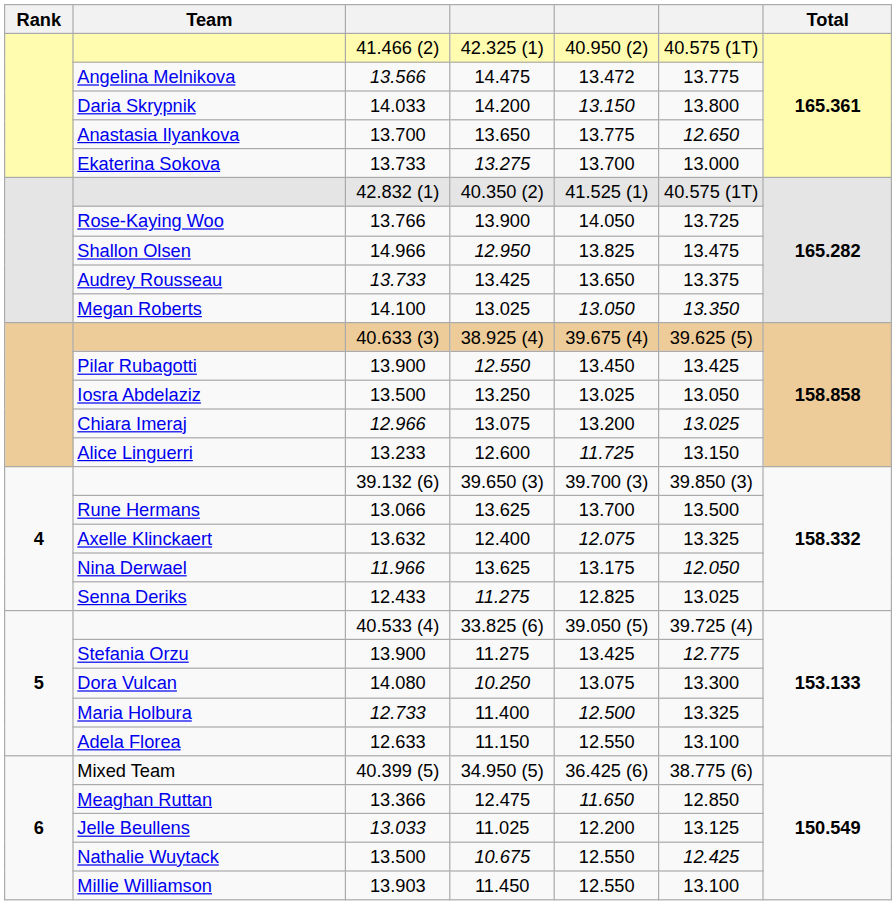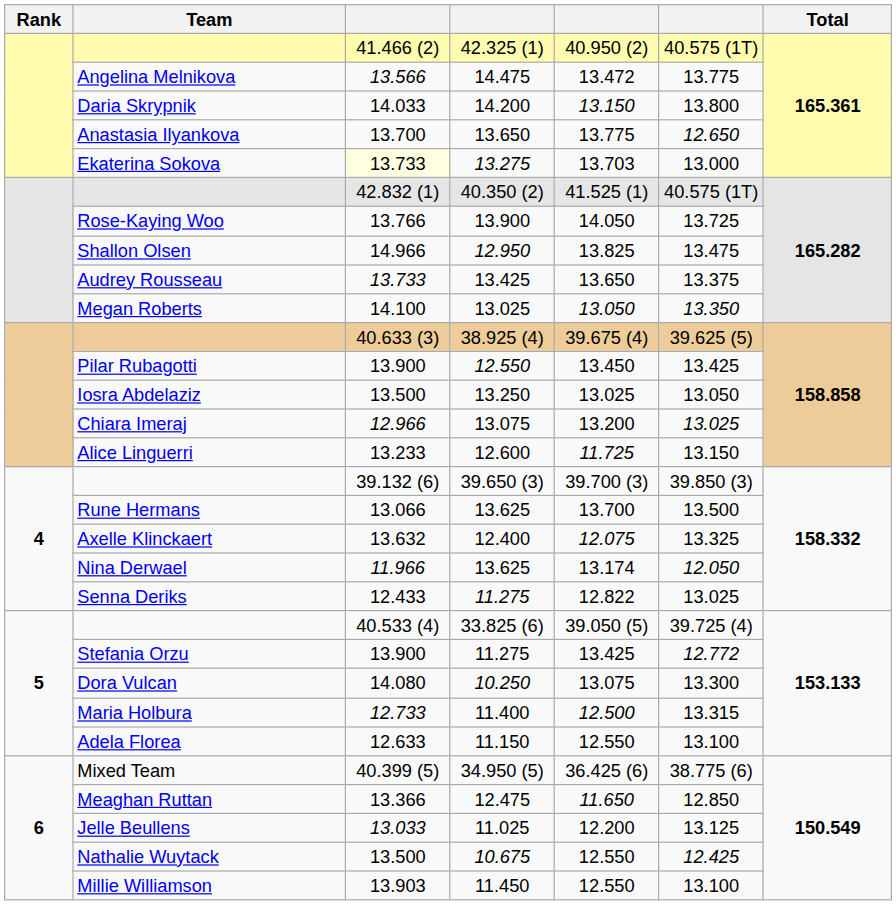(398, 164) no background -> (398, 164) lightyellow background
(607, 164) 13.700 -> (607, 164) 13.703
(607, 568) 13.175 -> (607, 568) 13.174
(607, 597) 12.825 -> (607, 597) 12.822
(711, 654) 12.775 -> (711, 654) 12.772
(711, 712) 13.325 -> (711, 712) 13.315
